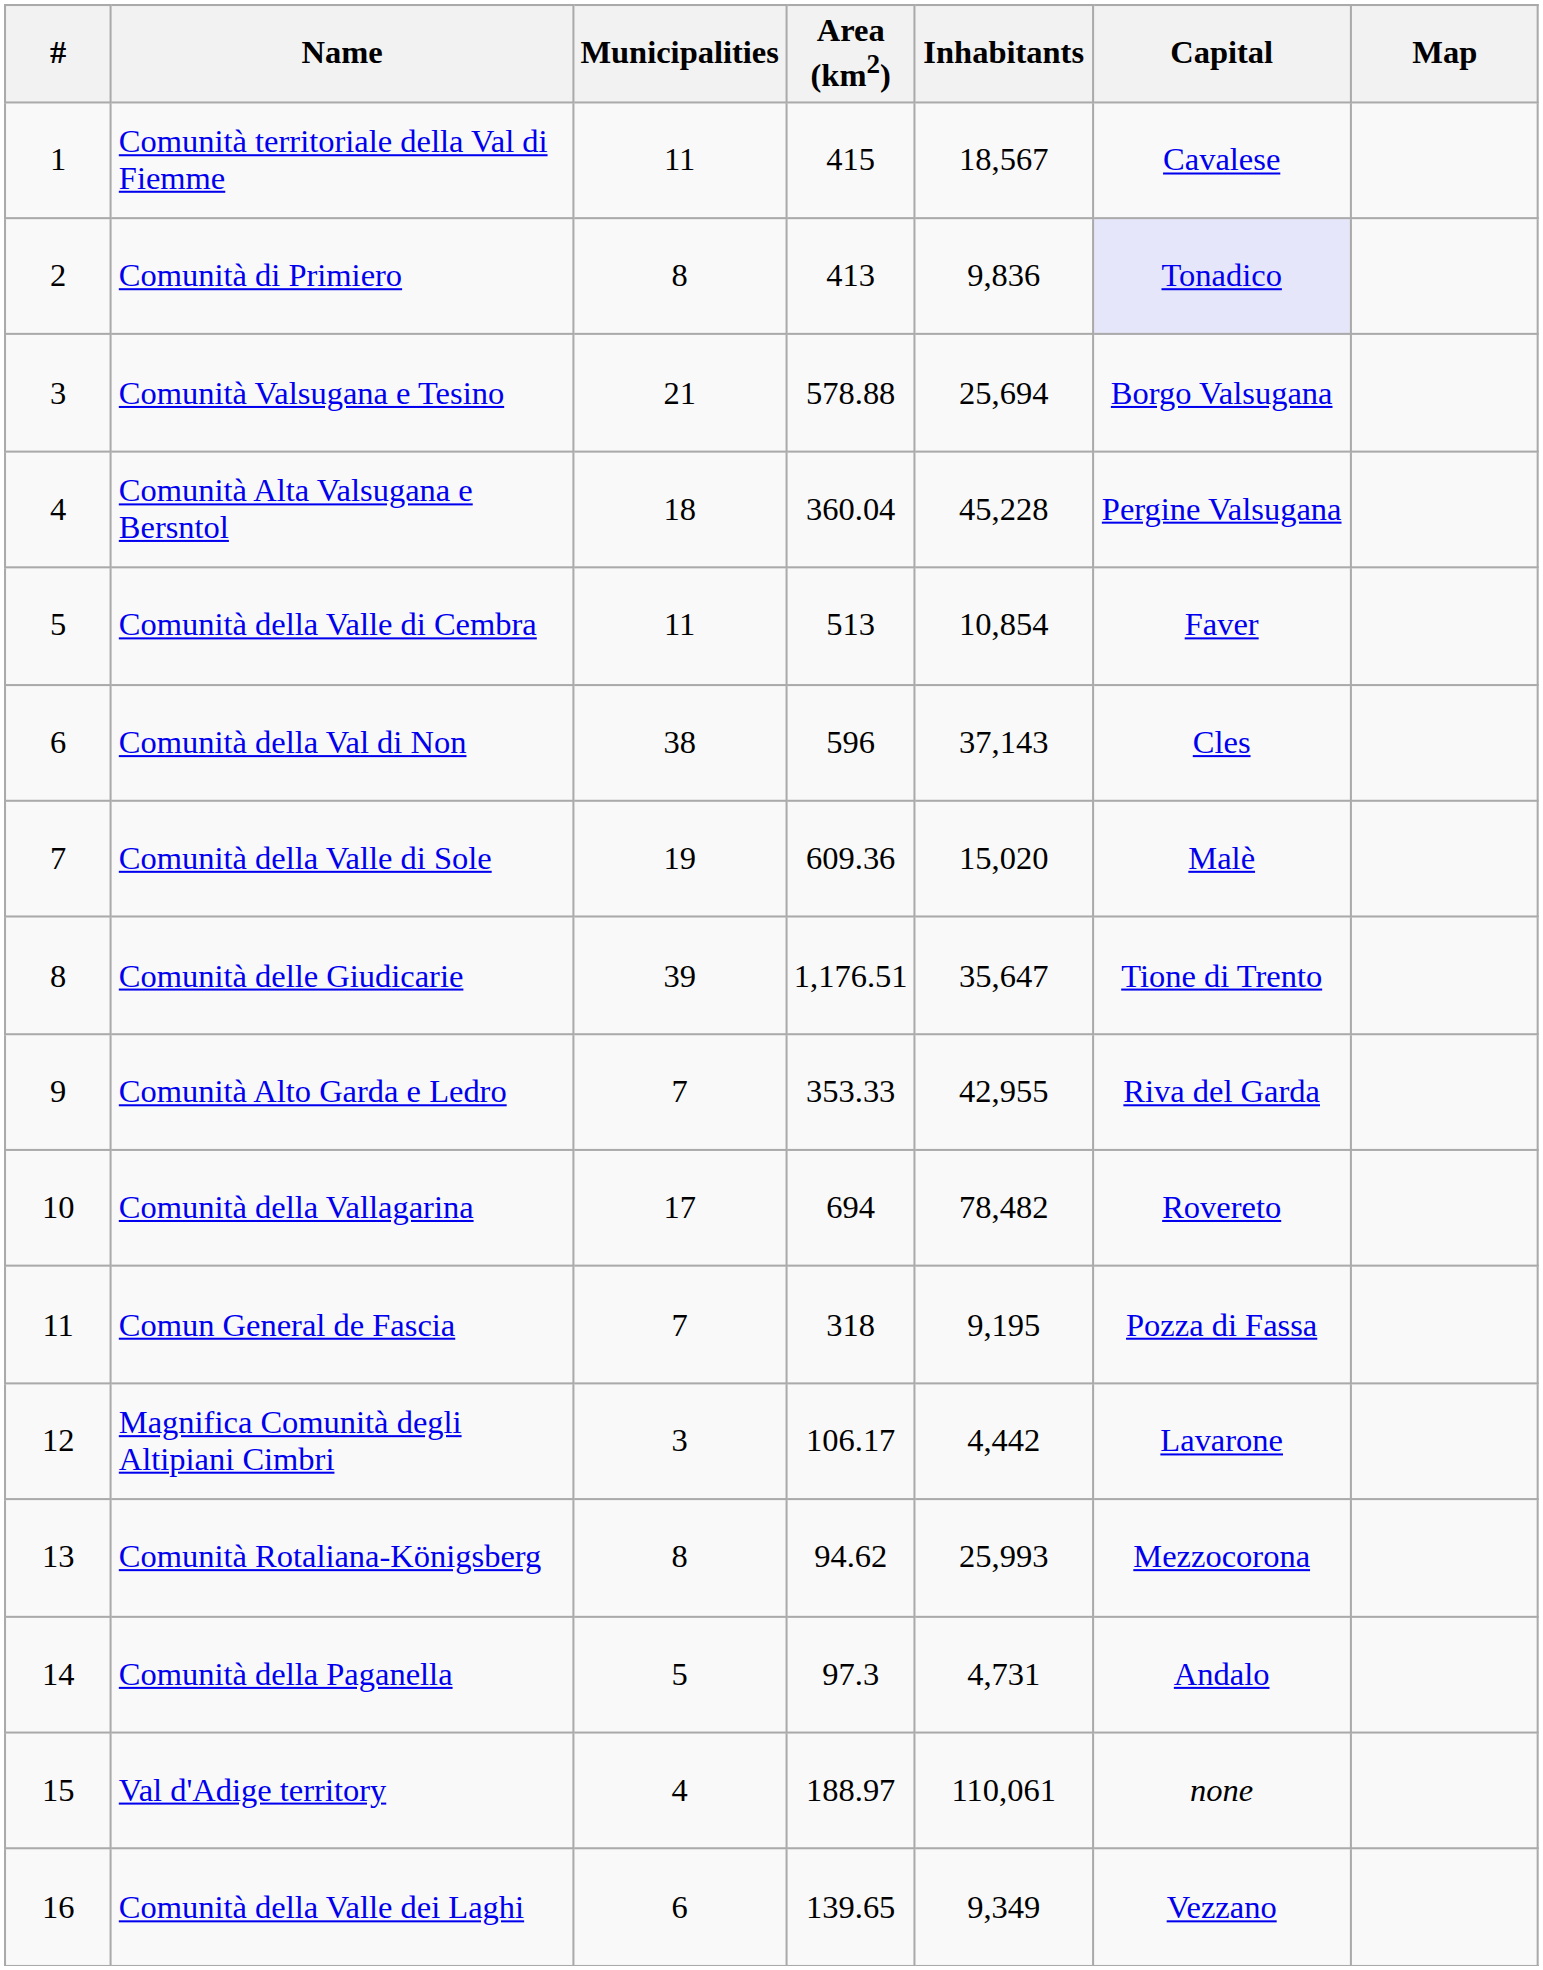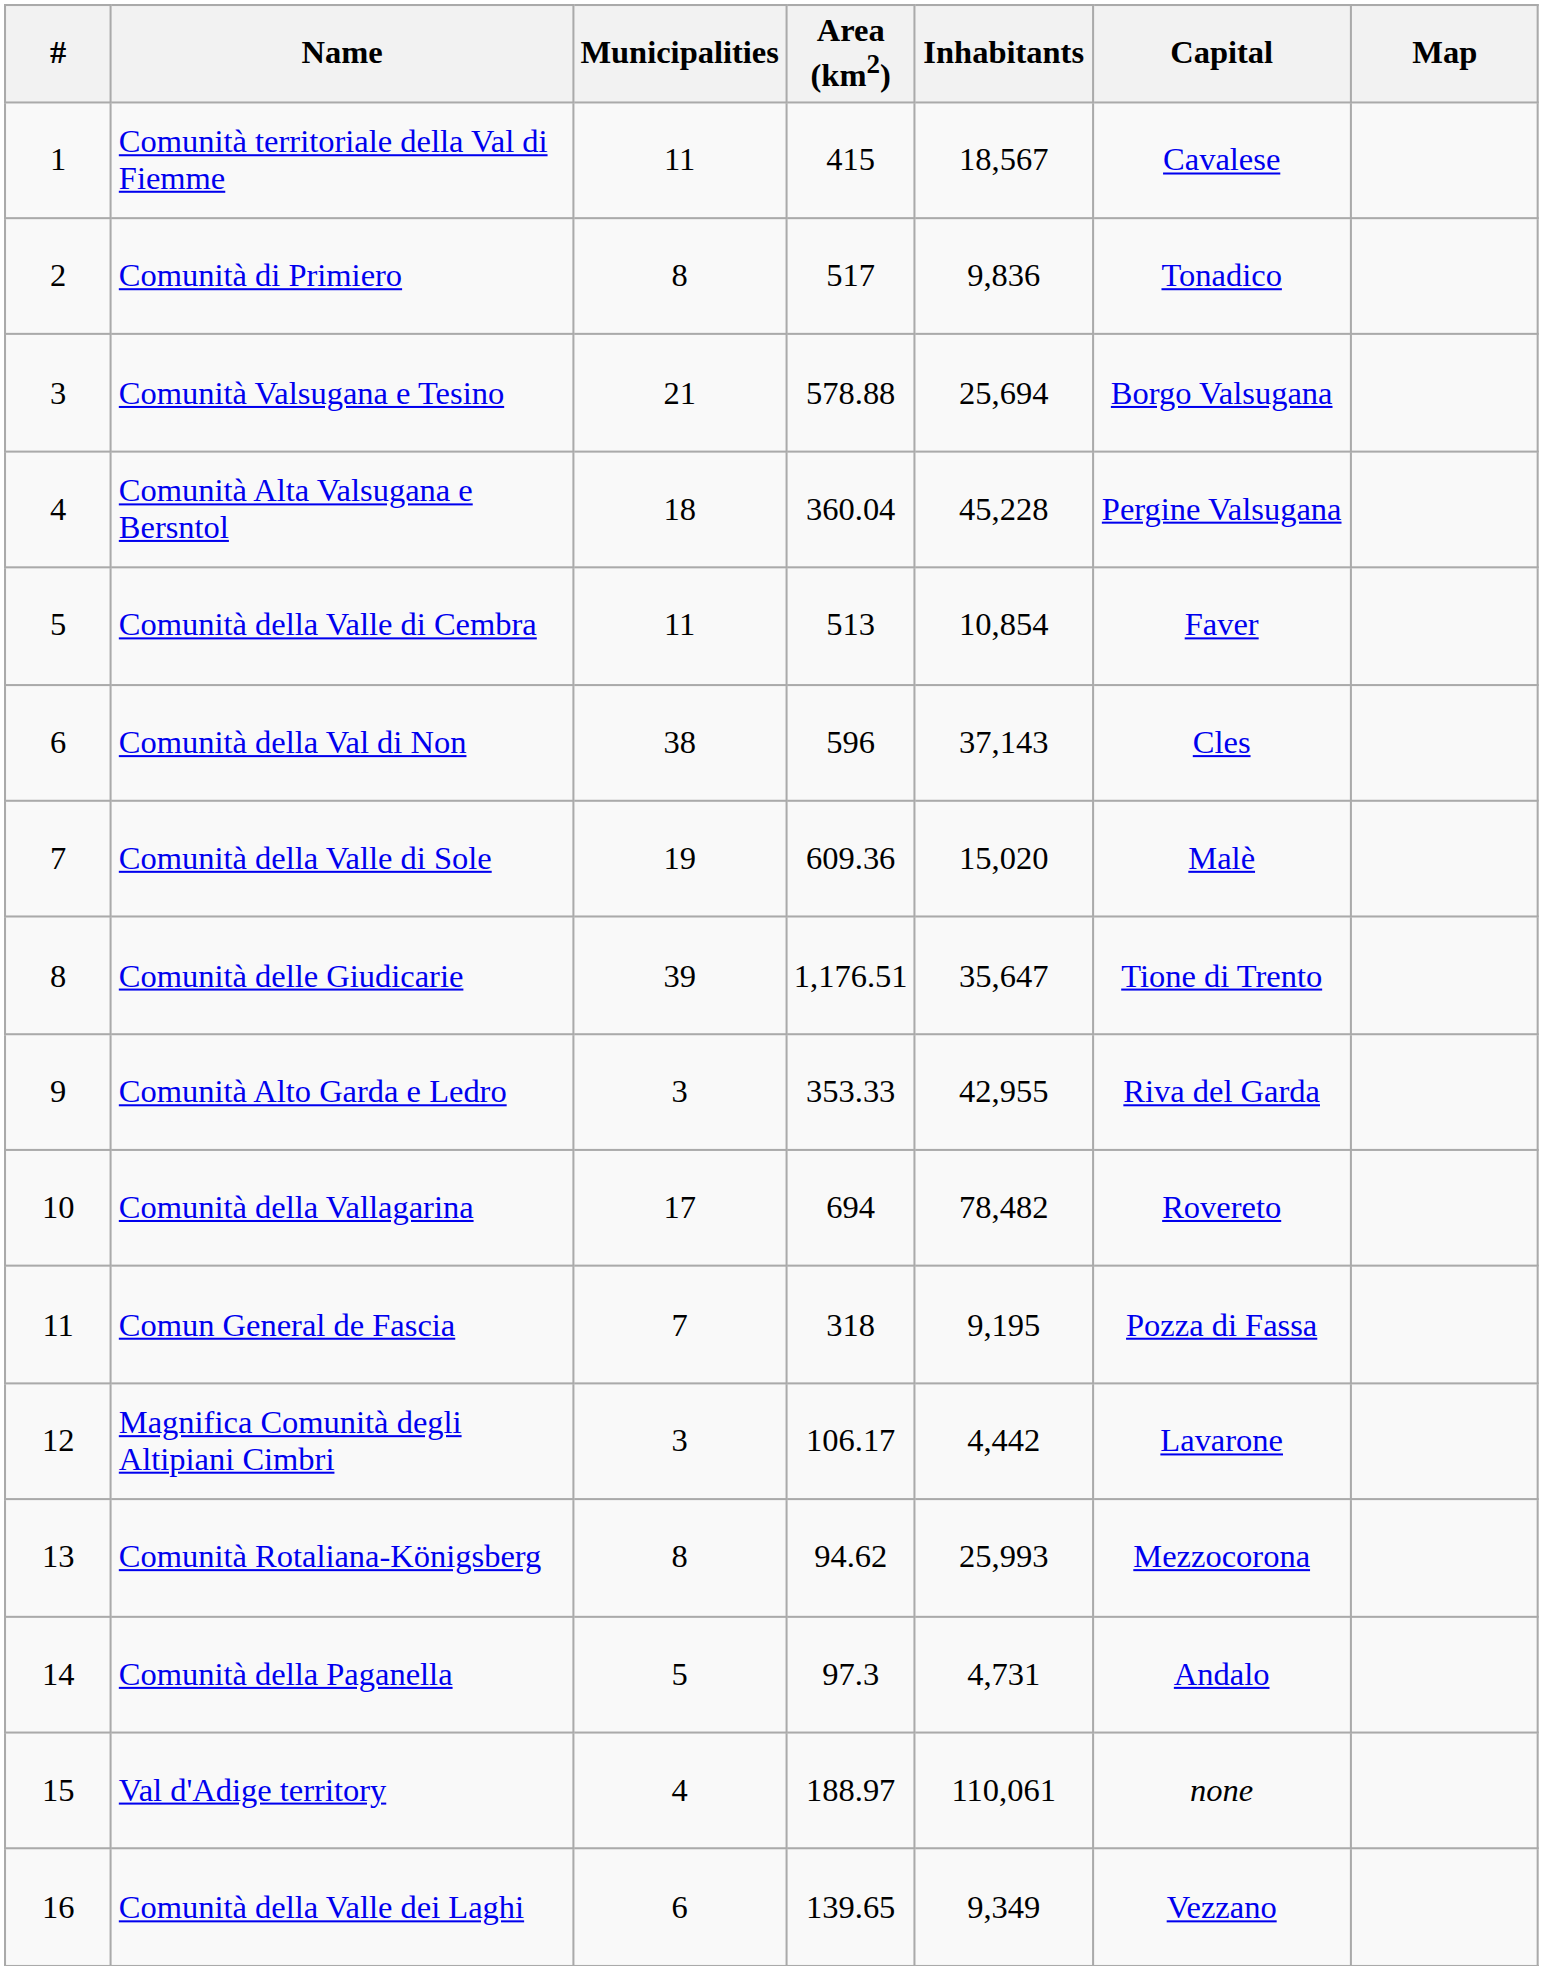(851, 276) 413 -> (851, 276) 517
(1222, 276) lavender background -> (1222, 276) no background
(680, 1091) 7 -> (680, 1091) 3
